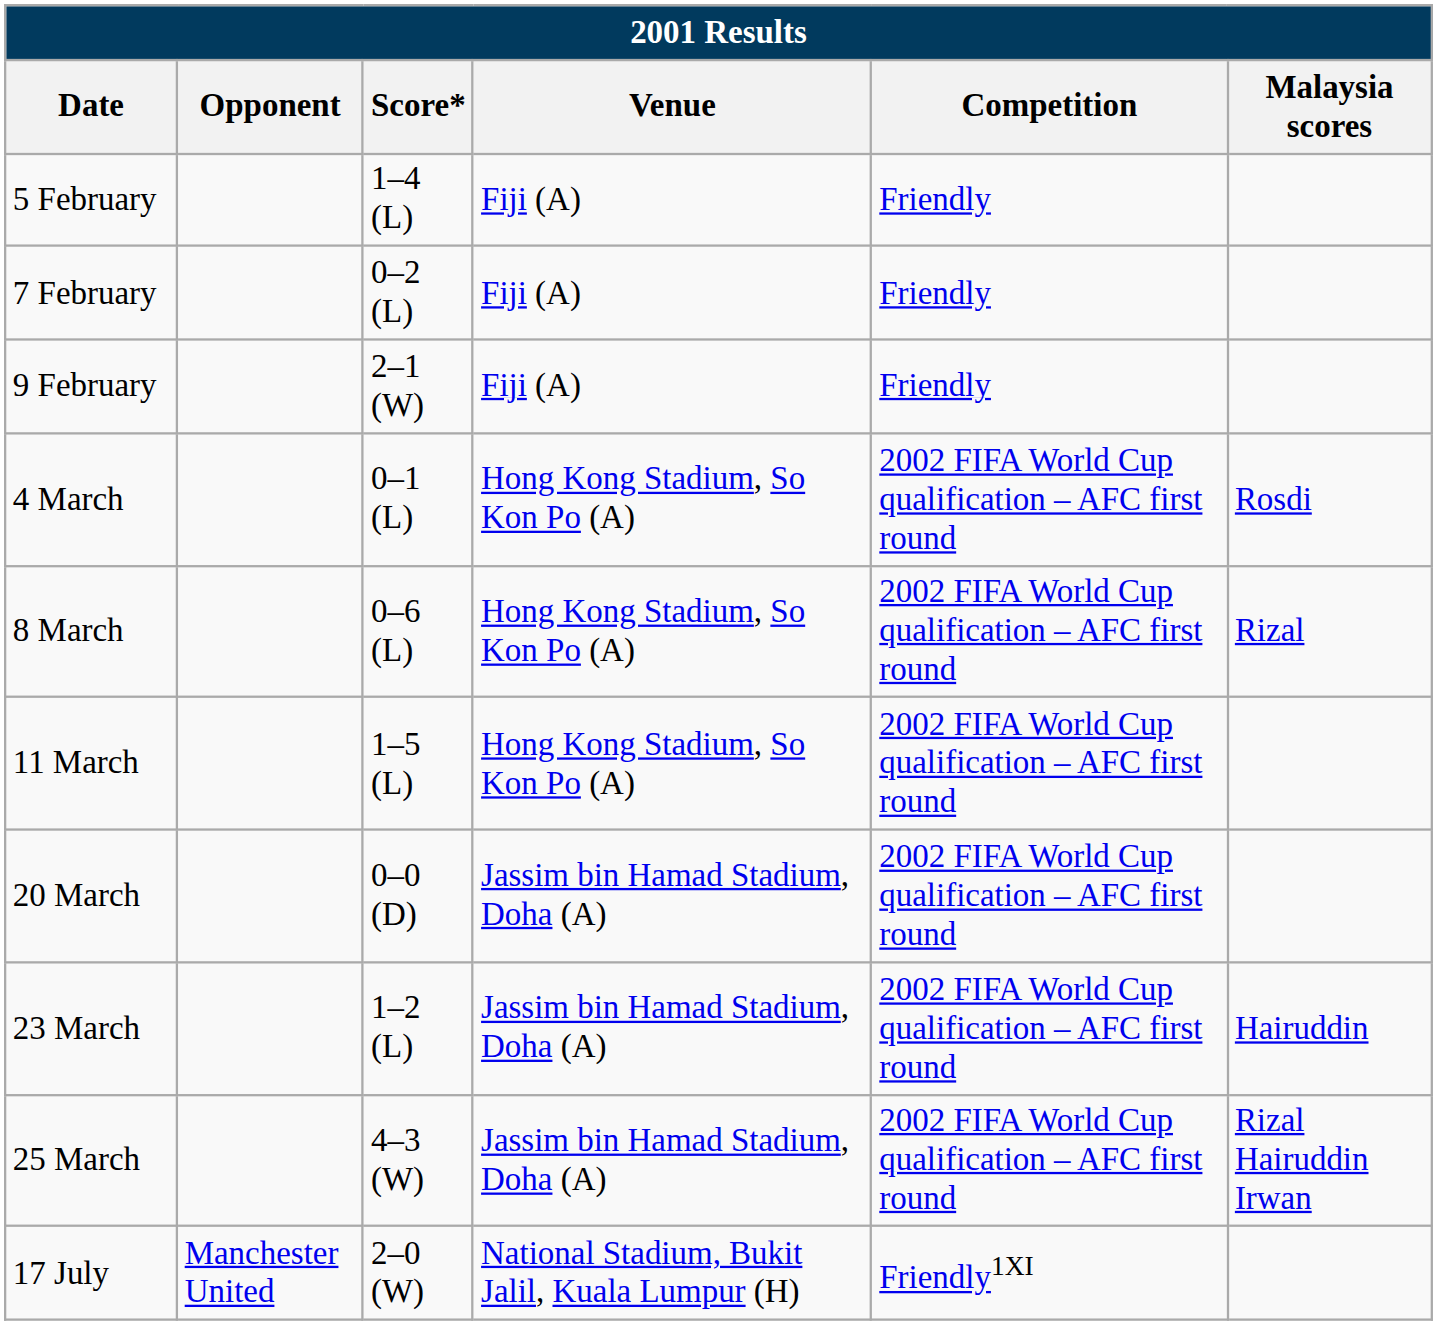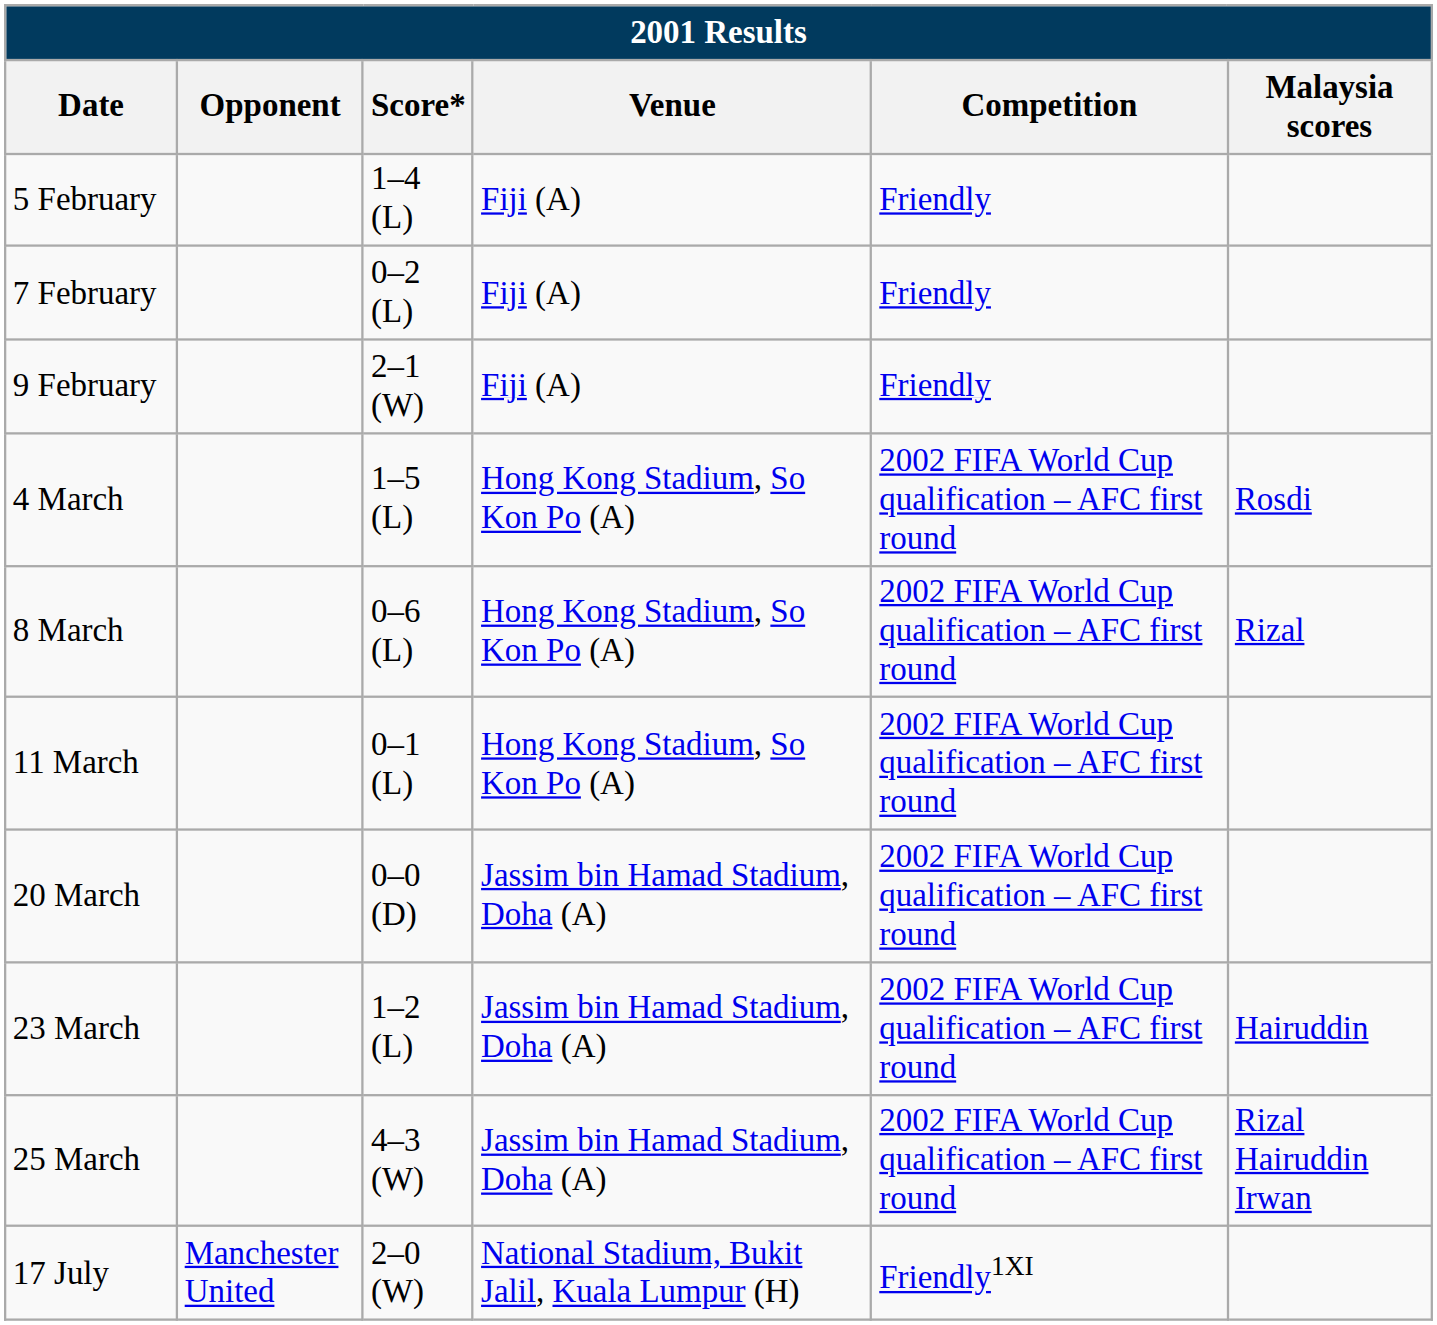(396, 498) 0–1 (L) -> (396, 498) 1–5 (L)
(396, 763) 1–5 (L) -> (396, 763) 0–1 (L)
